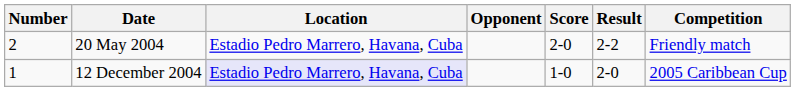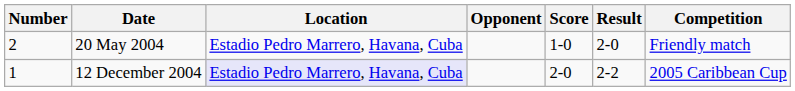(560, 45) 2-0 -> (560, 45) 1-0
(608, 45) 2-2 -> (608, 45) 2-0
(560, 72) 1-0 -> (560, 72) 2-0
(608, 72) 2-0 -> (608, 72) 2-2
